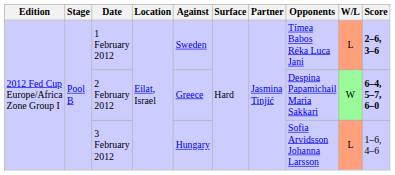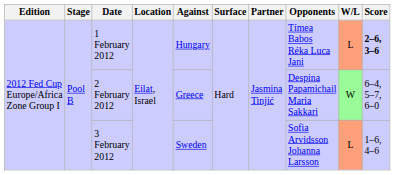(191, 44) Sweden -> (193, 44) Hungary
(373, 94) bold -> (373, 94) normal
(193, 144) Hungary -> (191, 144) Sweden
